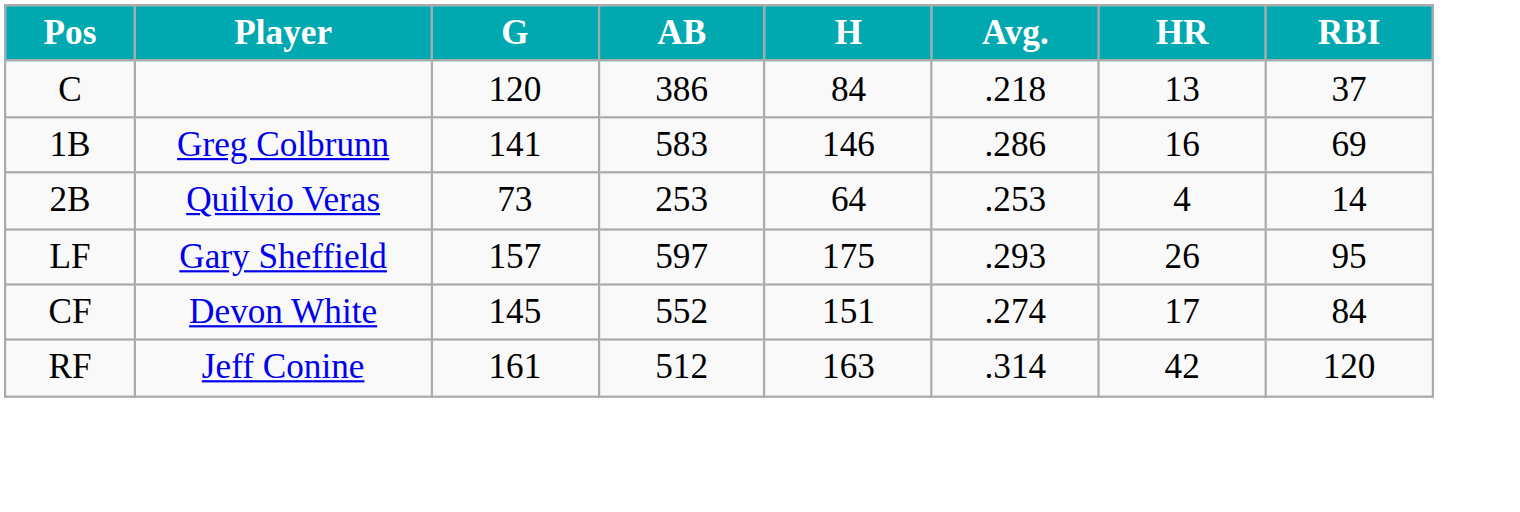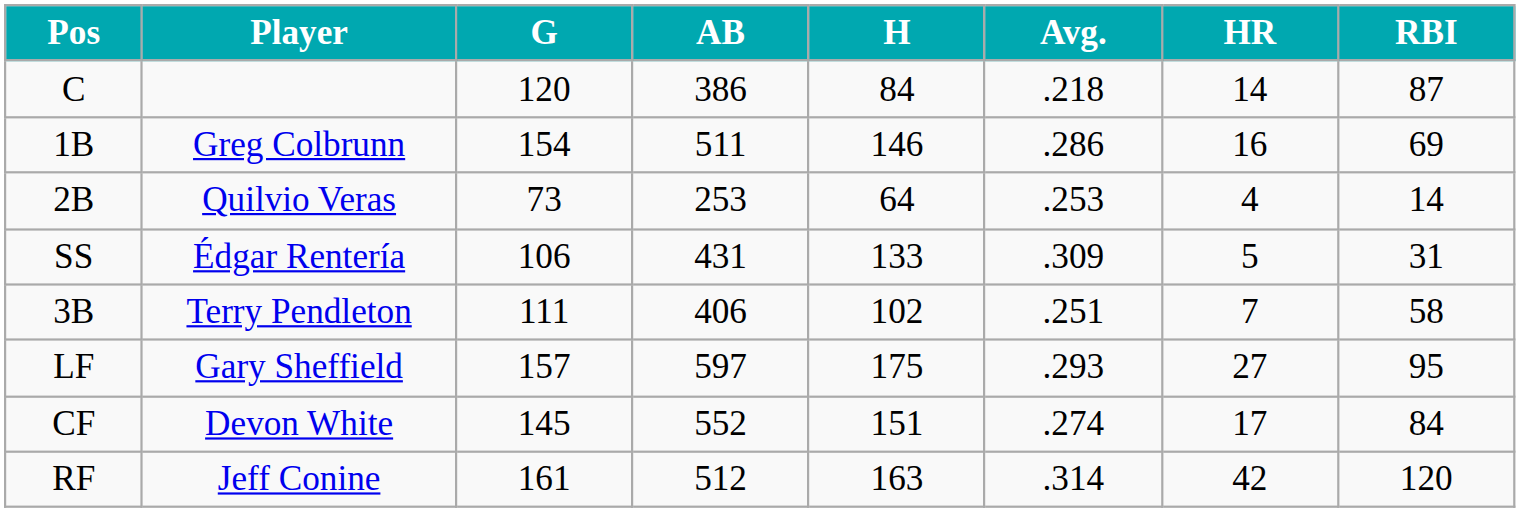(1182, 88) 13 -> (1250, 88) 14
(1349, 88) 37 -> (1426, 88) 87
(515, 144) 141 -> (544, 144) 154
(682, 144) 583 -> (721, 144) 511
+ row: (74, 255)
+ row: (74, 311)
(1182, 255) 26 -> (1250, 367) 27
